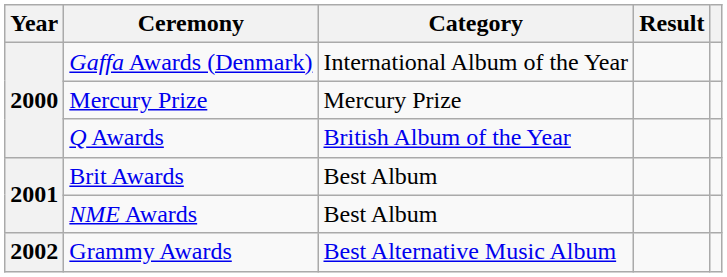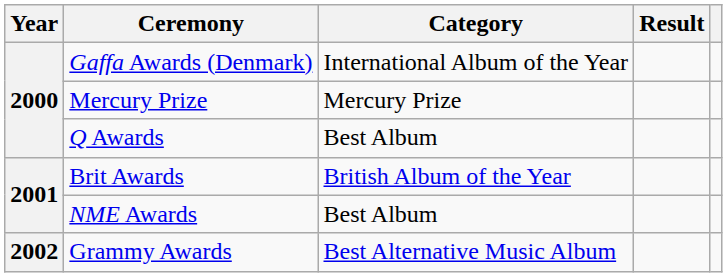(447, 137) British Album of the Year -> (381, 137) Best Album
(381, 175) Best Album -> (447, 175) British Album of the Year
